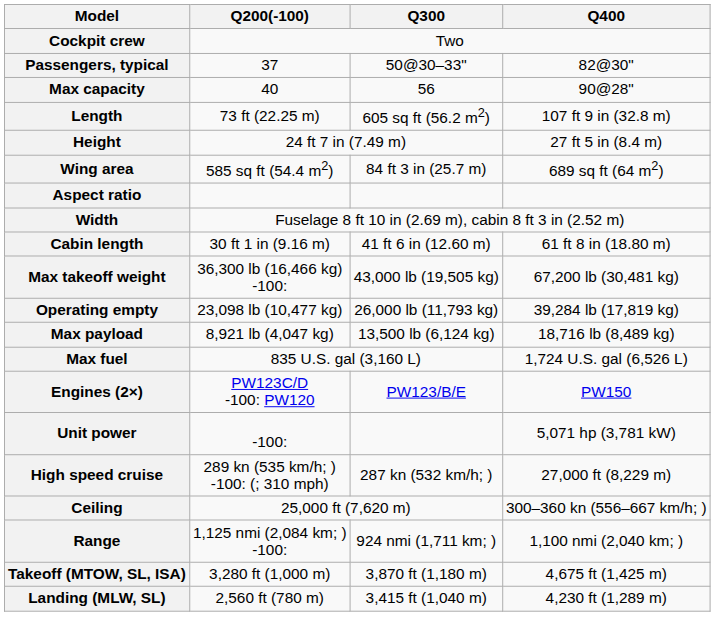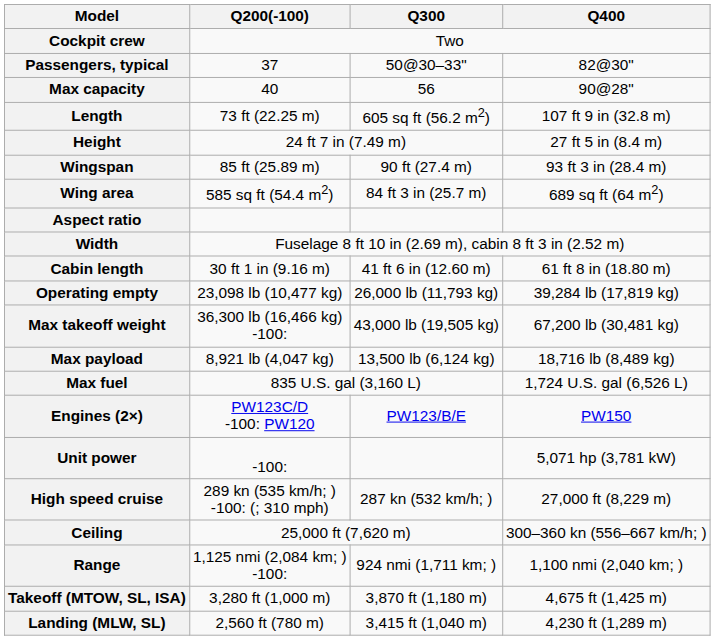+ row: (97, 166)
rows swapped: (97, 277) <-> (97, 310)
